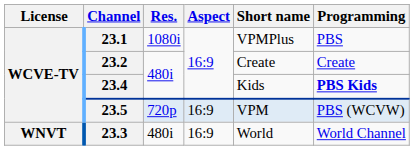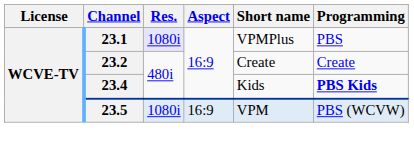(164, 39) no background -> (164, 39) lavender background
(162, 110) 720p -> (164, 110) 1080i
- row: (114, 133)
